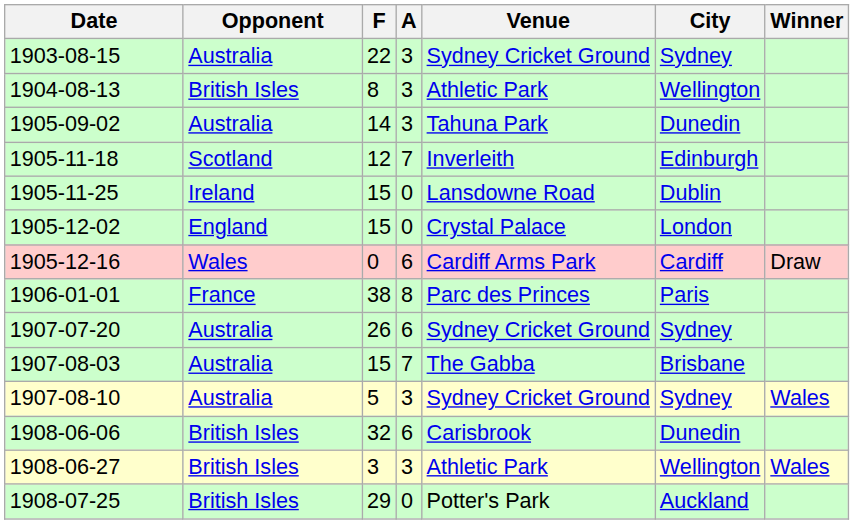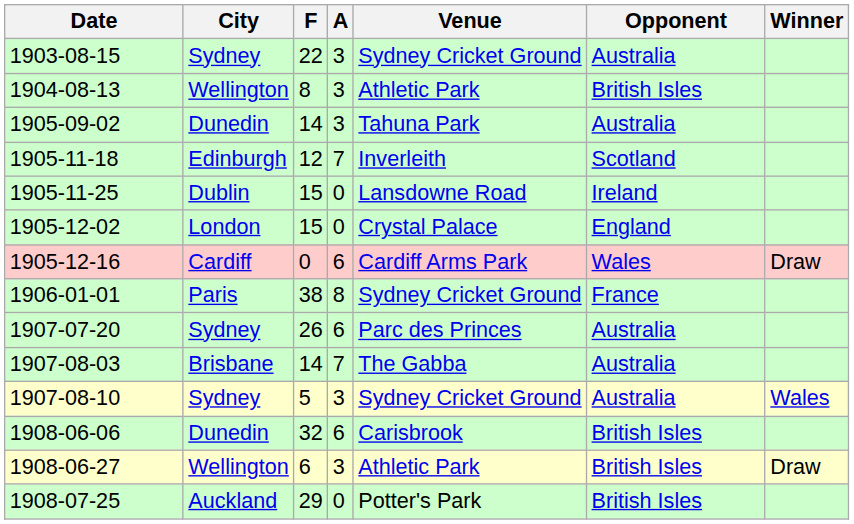columns swapped: (273, 21) <-> (710, 21)
(508, 295) Parc des Princes -> (470, 295) Sydney Cricket Ground
(538, 329) Sydney Cricket Ground -> (440, 329) Parc des Princes
(379, 364) 15 -> (311, 364) 14
(373, 466) 3 -> (305, 466) 6
(800, 466) Wales -> (796, 466) Draw
